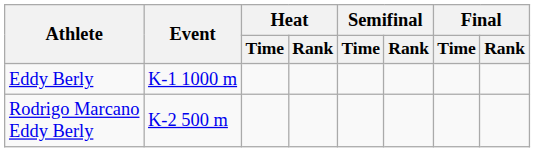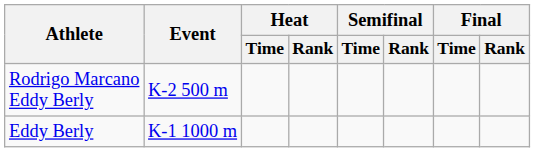rows swapped: (51, 79) <-> (74, 120)
